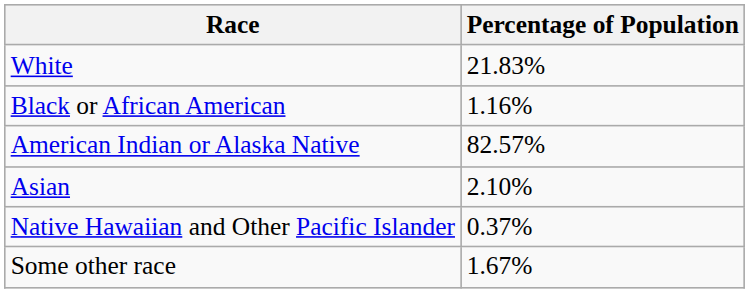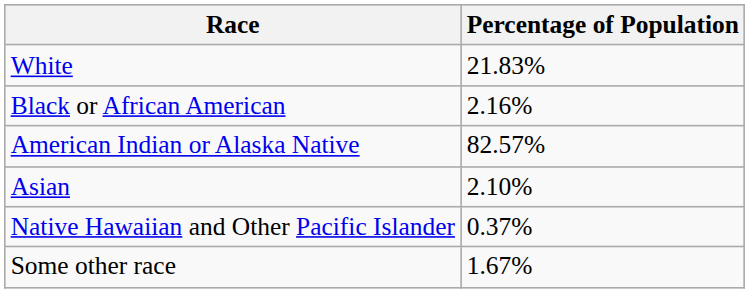(500, 105) 1.16% -> (500, 105) 2.16%
